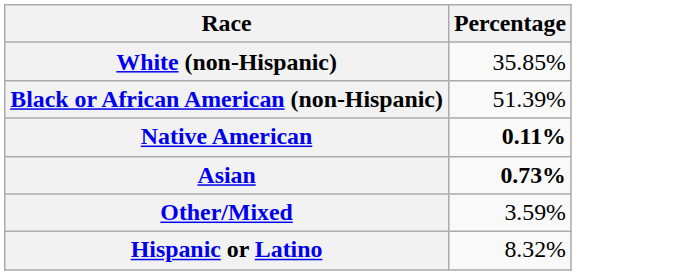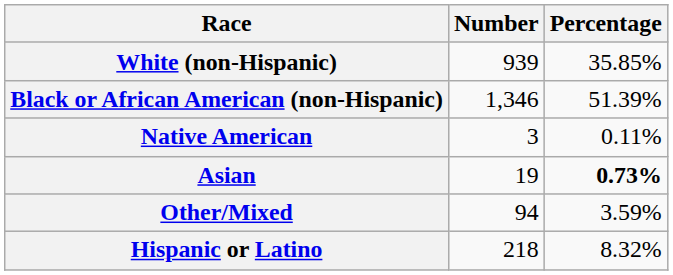+ column: (496, 23)
(534, 136) bold -> (631, 136) normal
